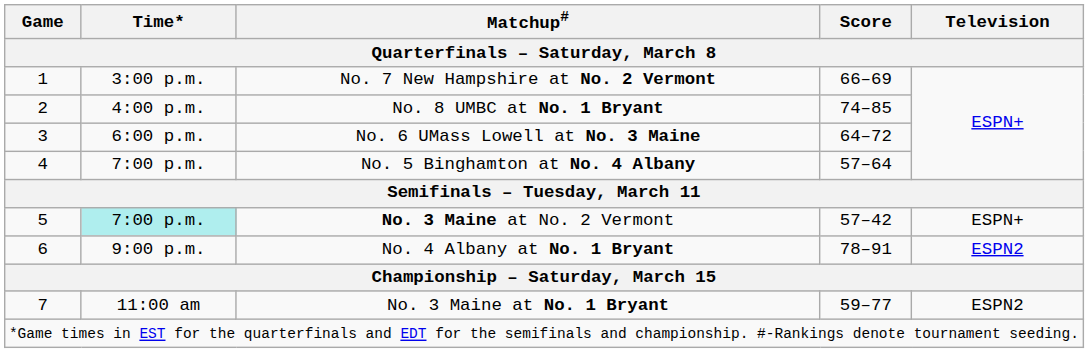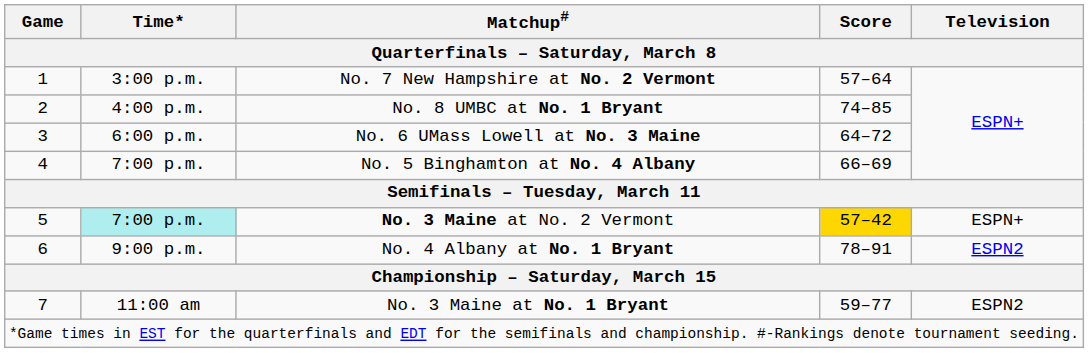(866, 81) 66–69 -> (866, 81) 57–64
(866, 165) 57–64 -> (866, 165) 66–69
(866, 222) no background -> (866, 222) gold background
